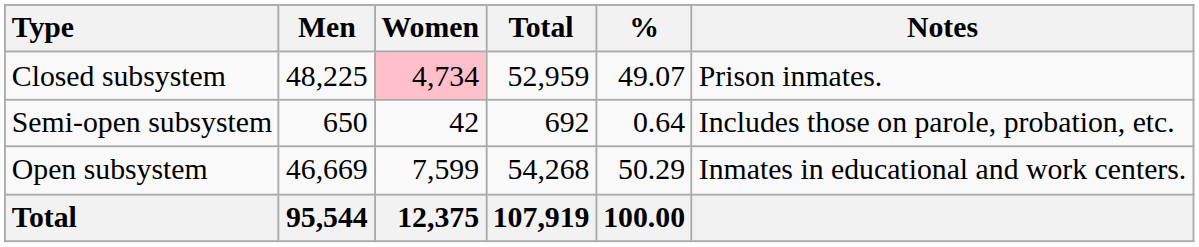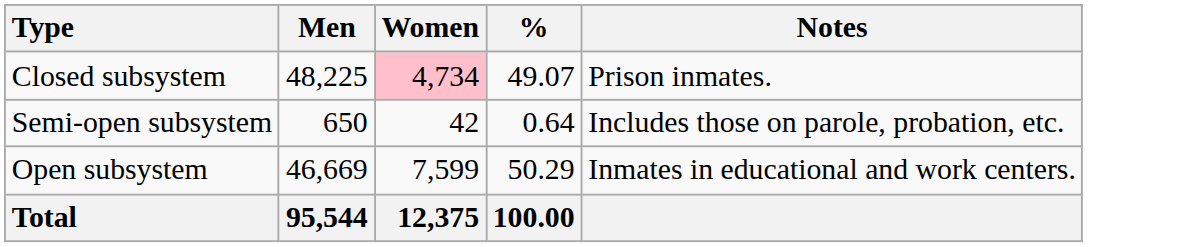- column: (541, 28)
